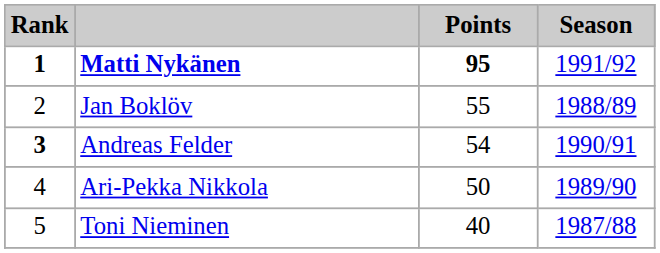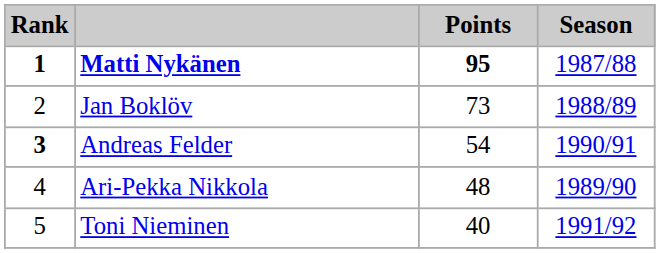(596, 64) 1991/92 -> (596, 64) 1987/88
(478, 105) 55 -> (478, 105) 73
(478, 186) 50 -> (478, 186) 48
(596, 226) 1987/88 -> (596, 226) 1991/92
